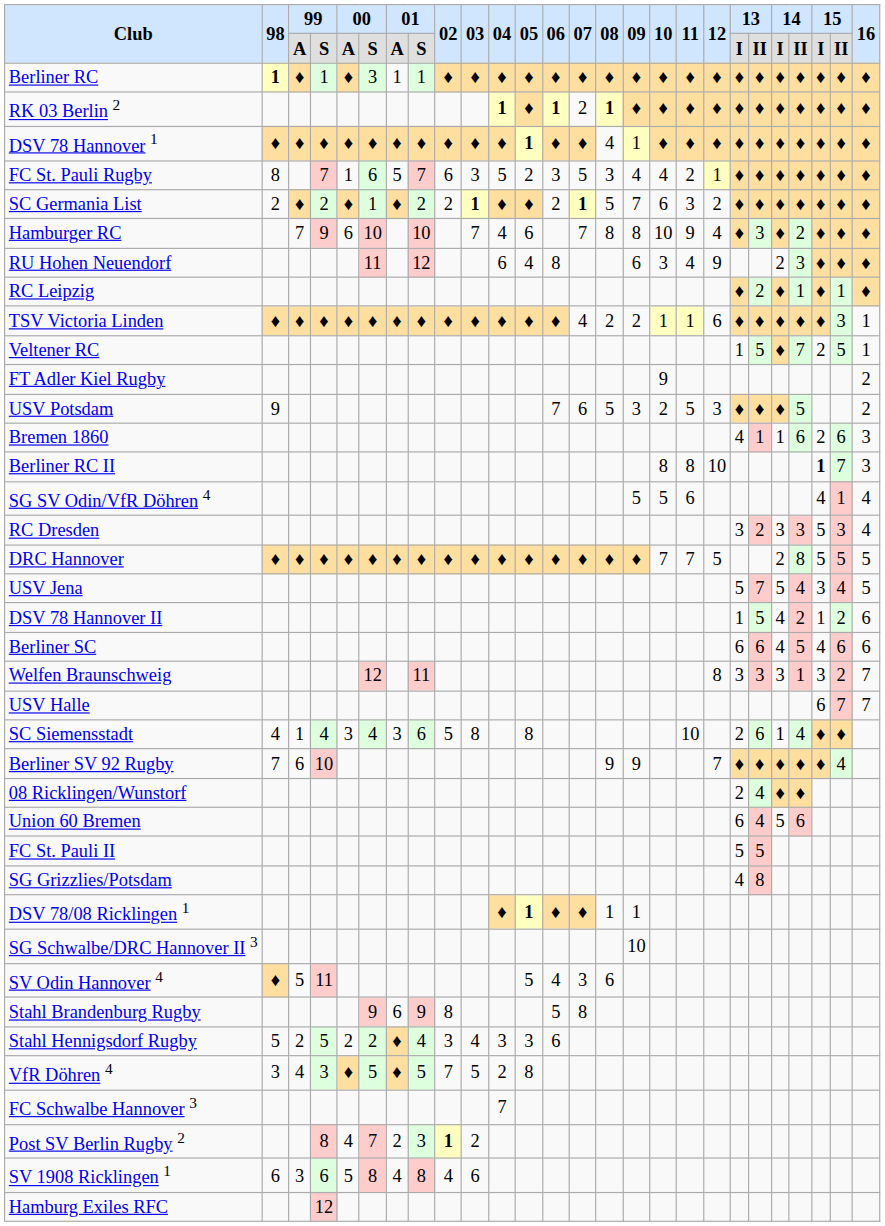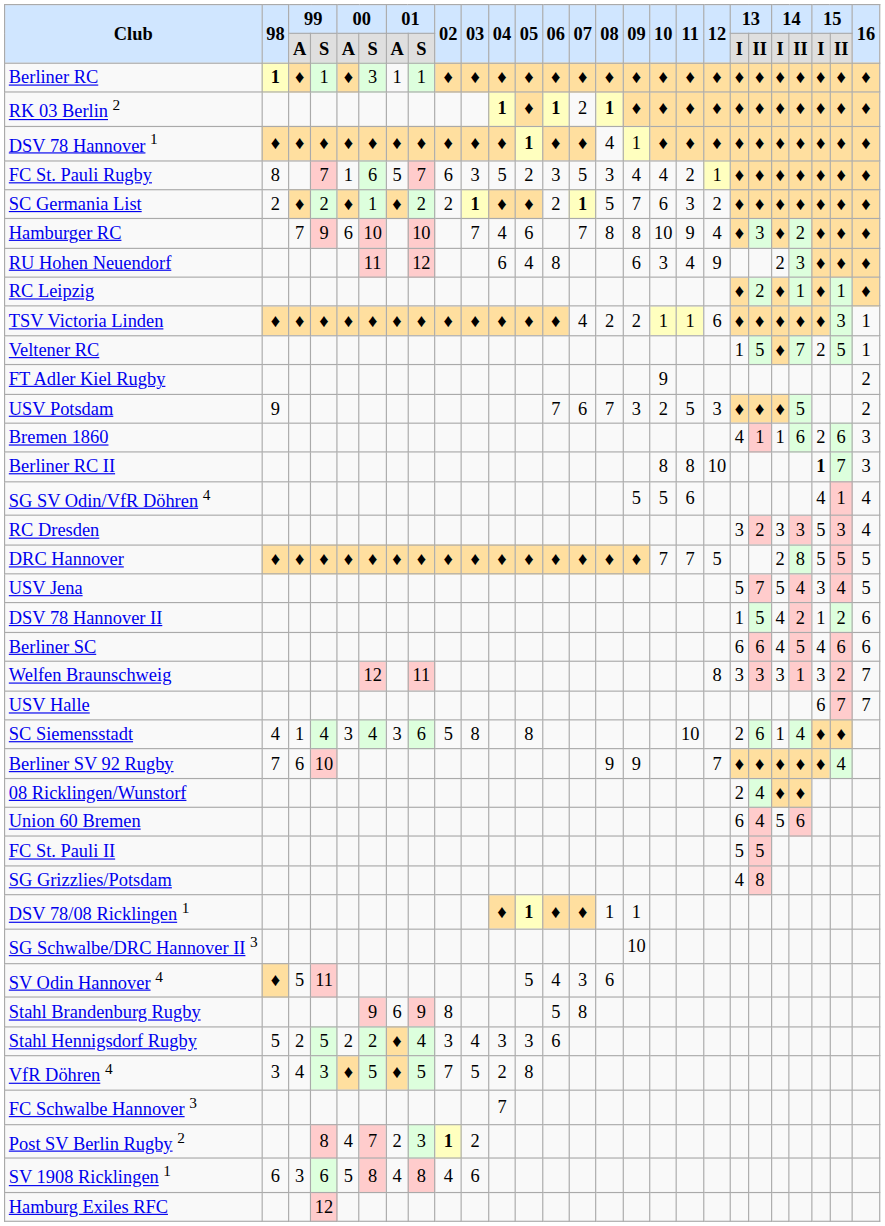(610, 408) 5 -> (610, 408) 7
